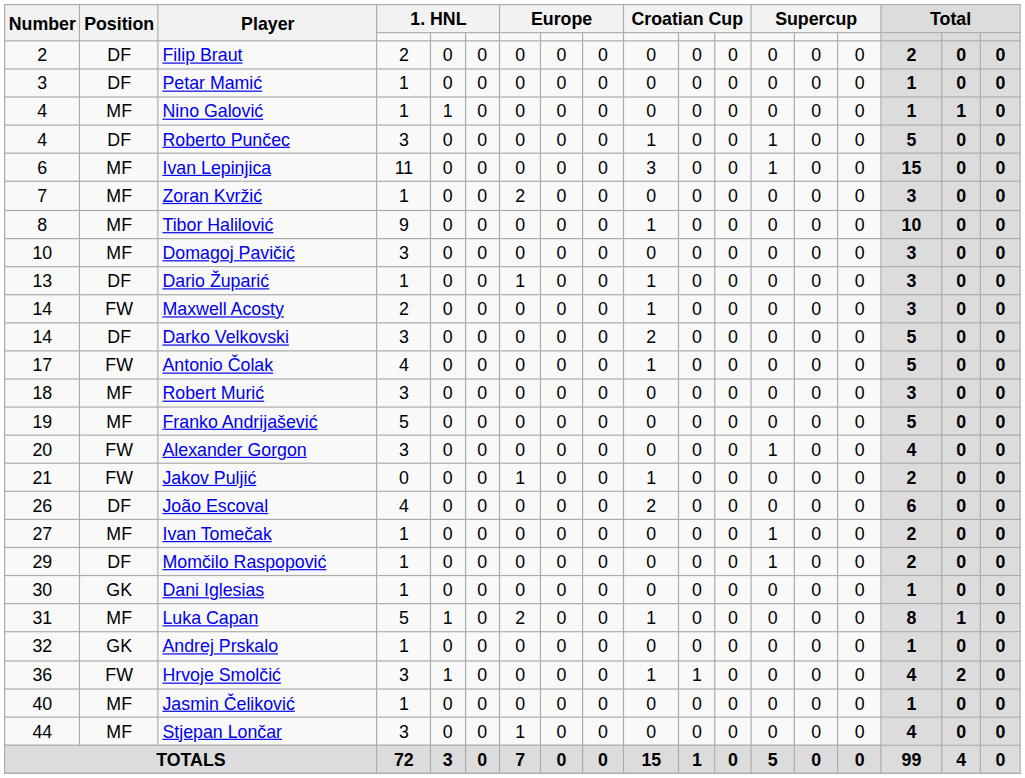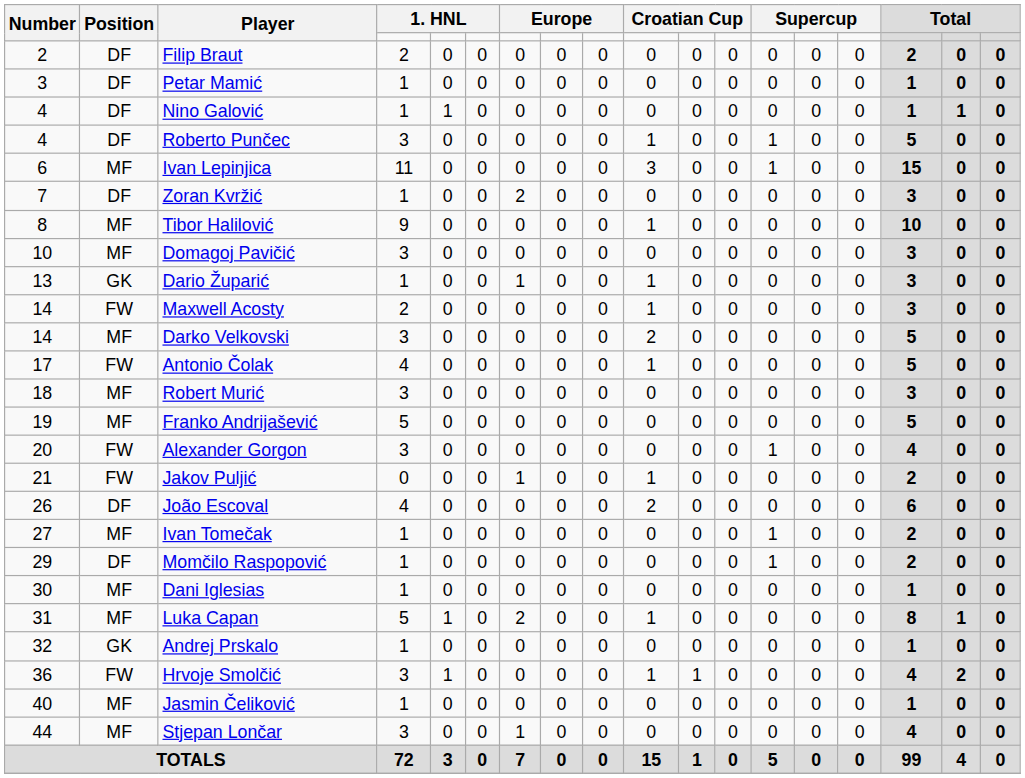(119, 112) MF -> (119, 112) DF
(119, 196) MF -> (119, 196) DF
(119, 280) DF -> (119, 280) GK
(119, 337) DF -> (119, 337) MF
(119, 590) GK -> (119, 590) MF
